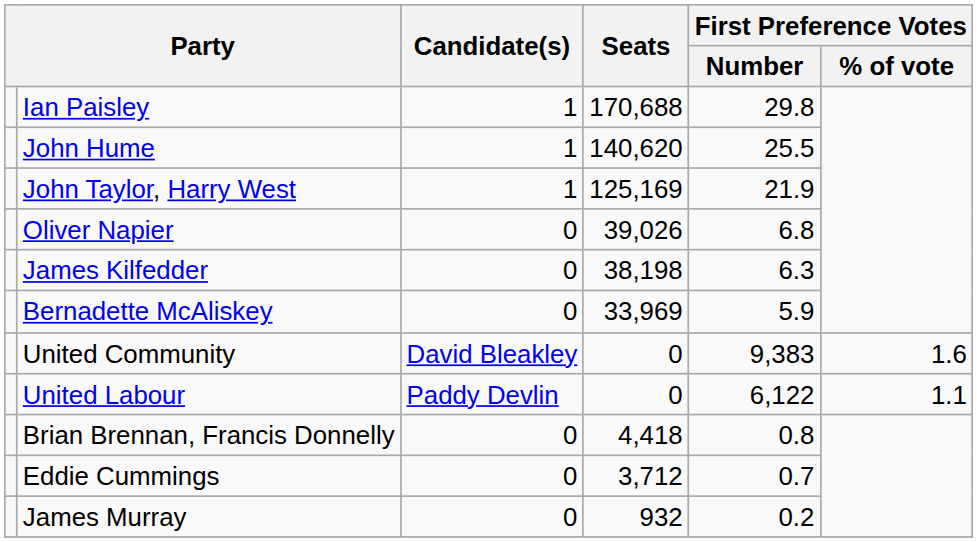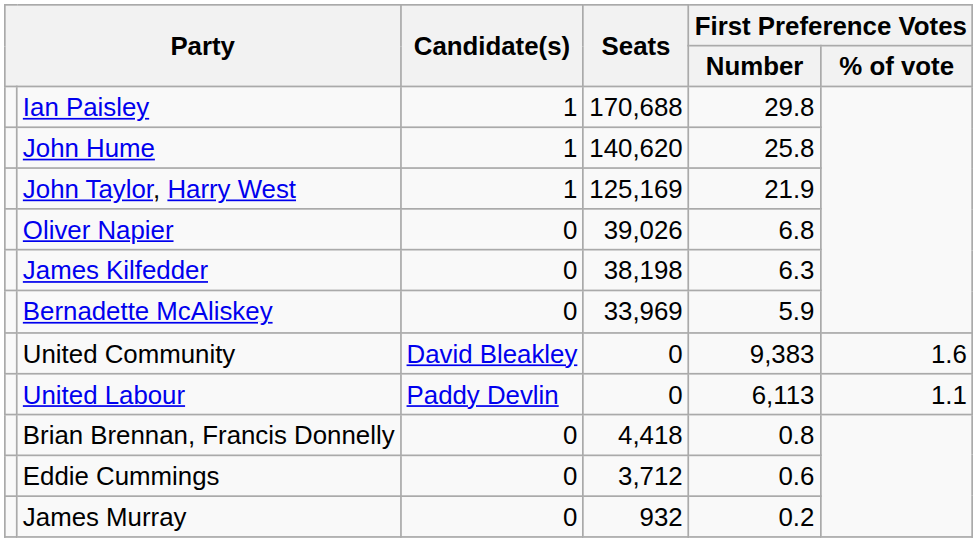(789, 148) 25.5 -> (789, 148) 25.8
(782, 394) 6,122 -> (783, 394) 6,113
(796, 475) 0.7 -> (796, 475) 0.6
